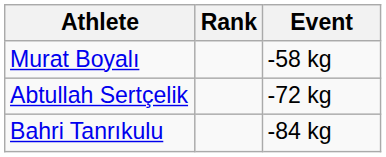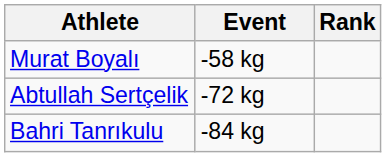columns swapped: (322, 22) <-> (229, 22)
